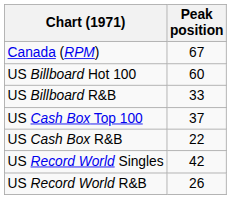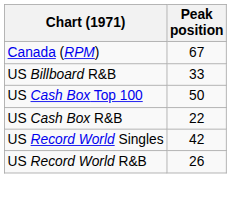- row: (72, 74)
(197, 118) 37 -> (197, 96) 50
